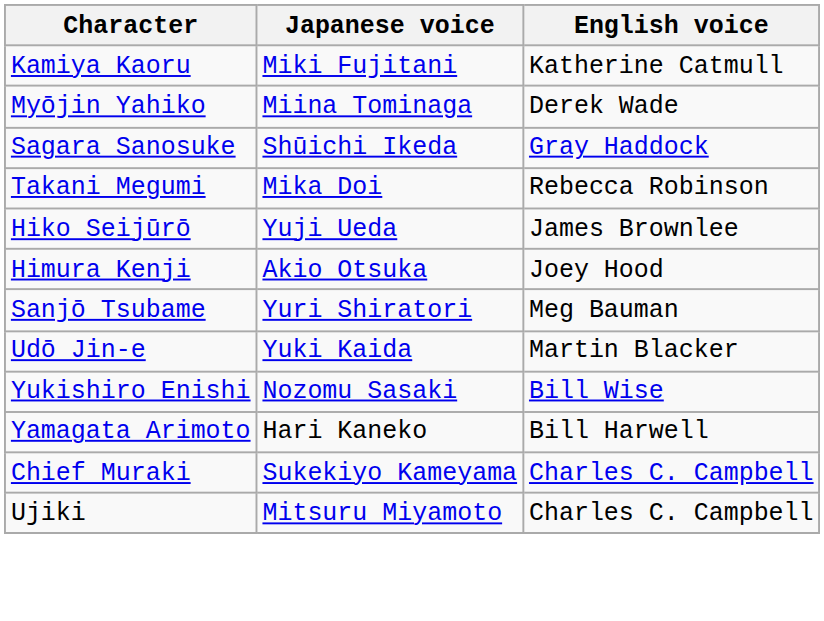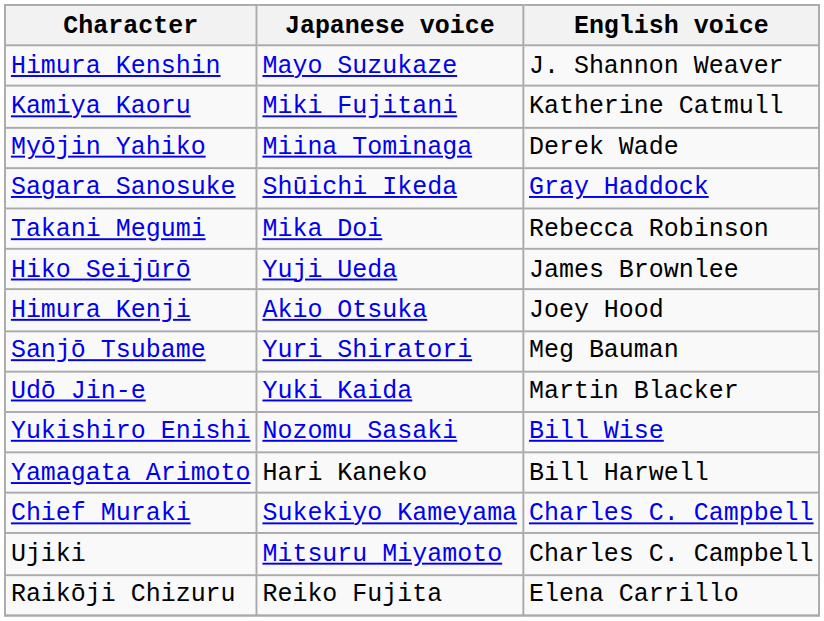+ row: (116, 66)
+ row: (123, 595)
